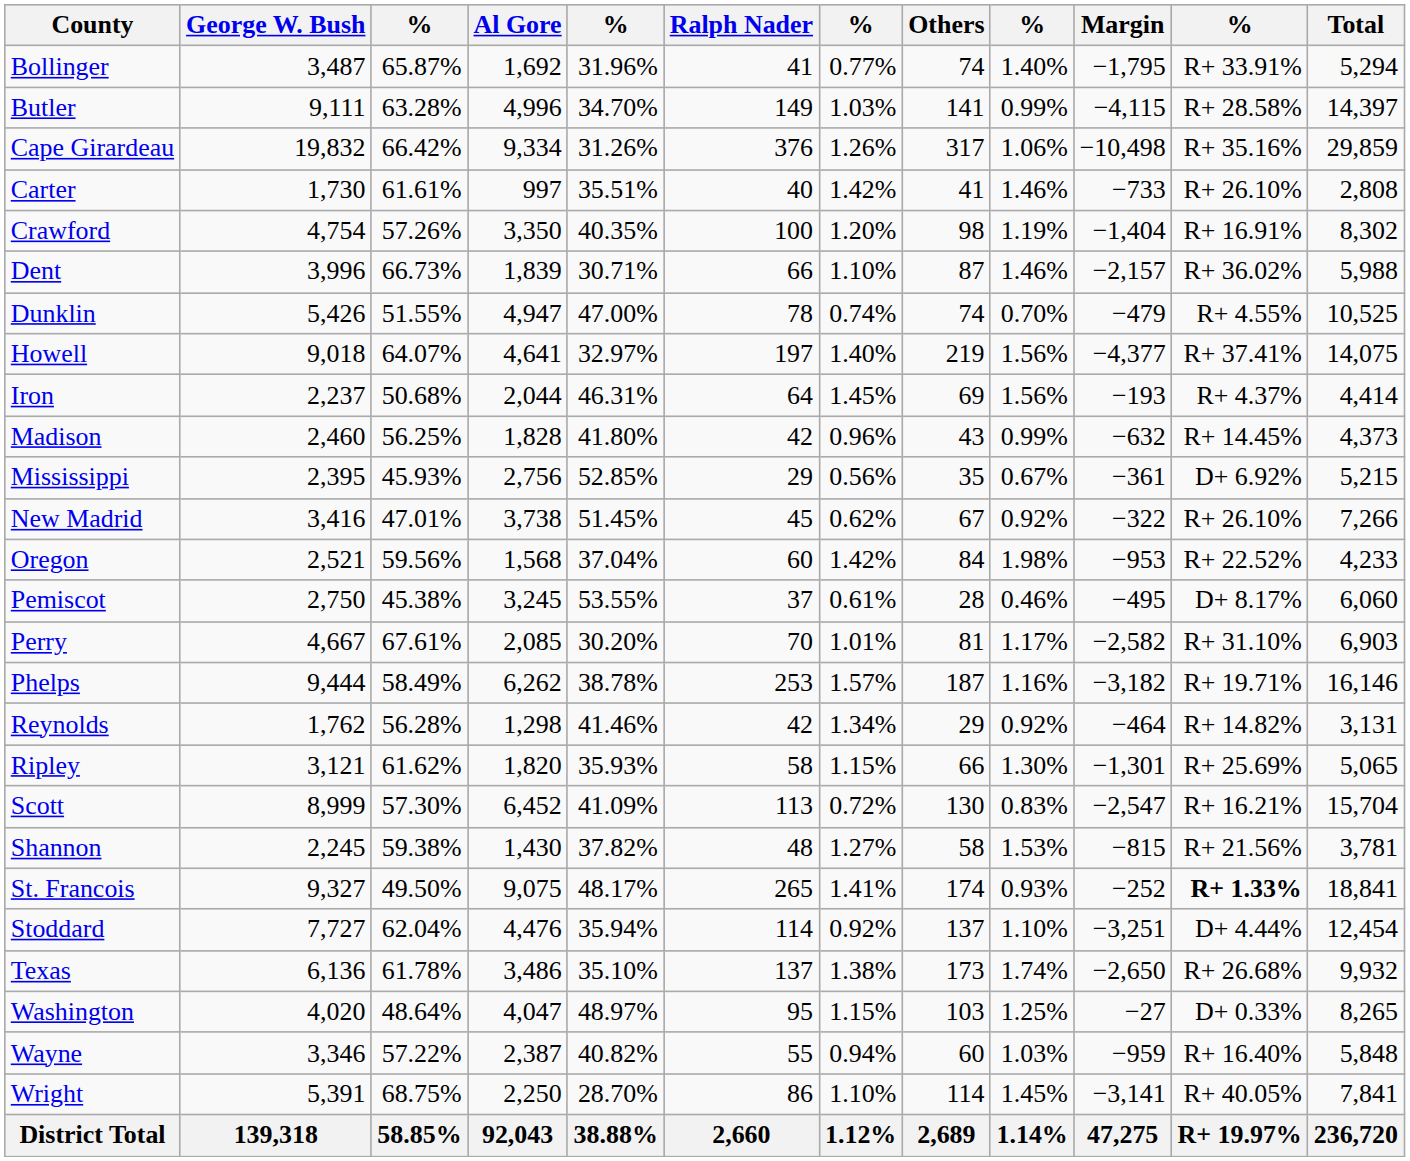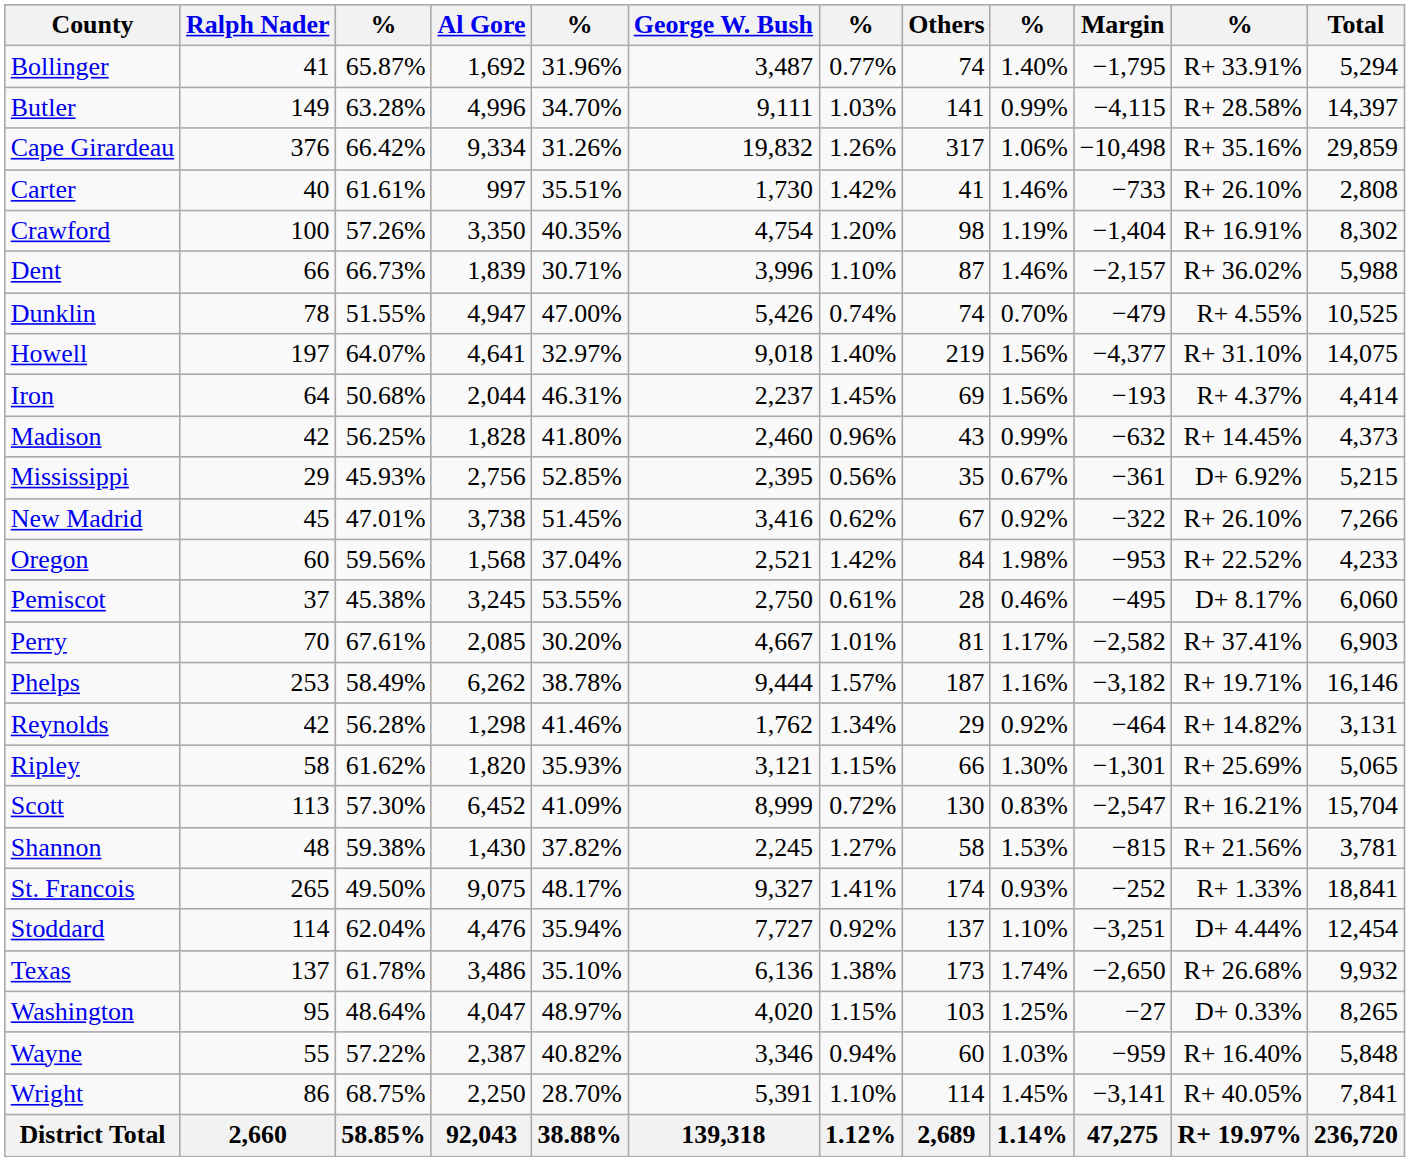columns swapped: (276, 25) <-> (741, 25)
(1243, 353) R+ 37.41% -> (1243, 353) R+ 31.10%
(1243, 641) R+ 31.10% -> (1243, 641) R+ 37.41%
(1246, 888) bold -> (1249, 888) normal
